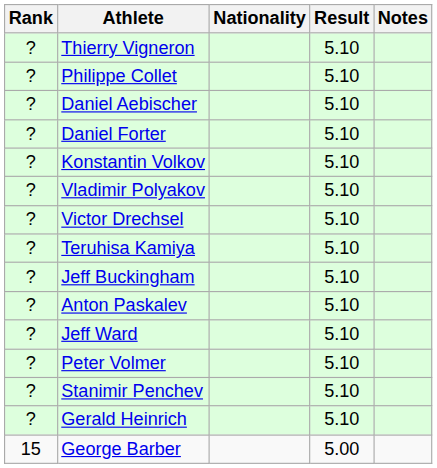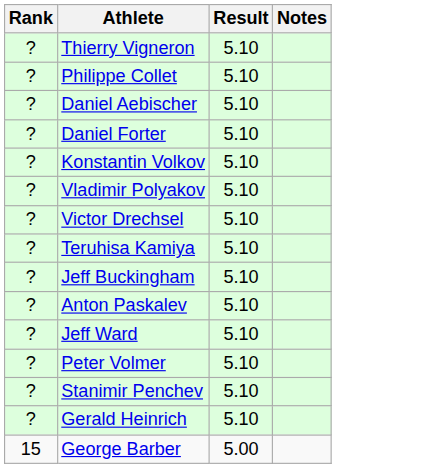- column: (260, 18)
